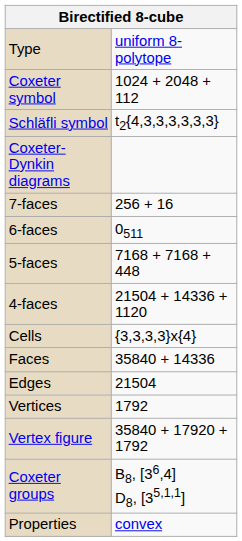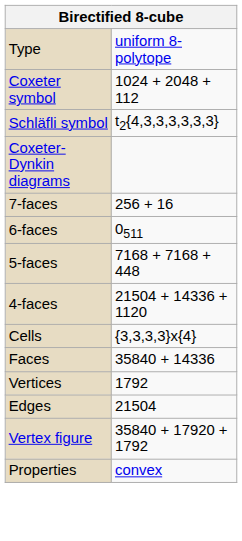rows swapped: (30, 383) <-> (35, 406)
- row: (35, 486)
